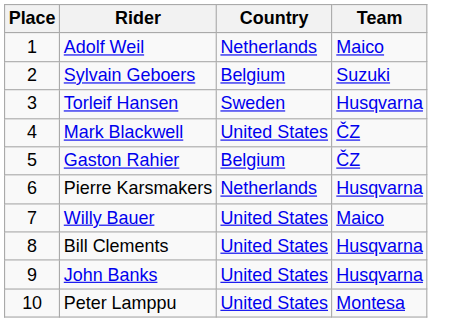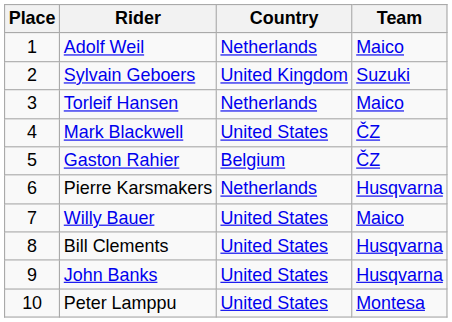(253, 75) Belgium -> (284, 75) United Kingdom
(253, 103) Sweden -> (269, 103) Netherlands
(380, 103) Husqvarna -> (380, 103) Maico
